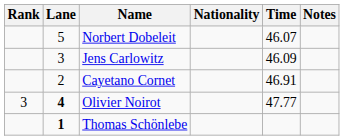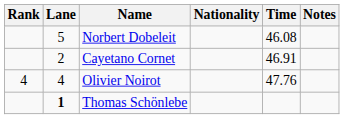(281, 37) 46.07 -> (281, 37) 46.08
- row: (123, 59)
(24, 102) 3 -> (24, 80) 4
(61, 102) bold -> (61, 80) normal
(281, 102) 47.77 -> (281, 80) 47.76
